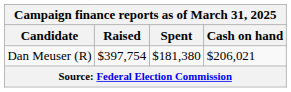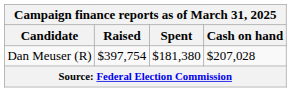(231, 55) $206,021 -> (231, 55) $207,028
